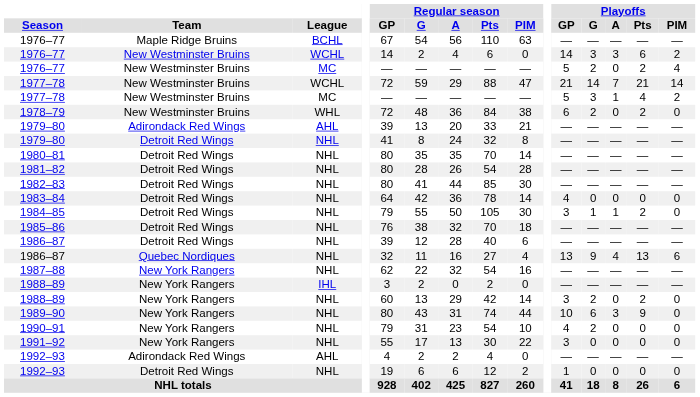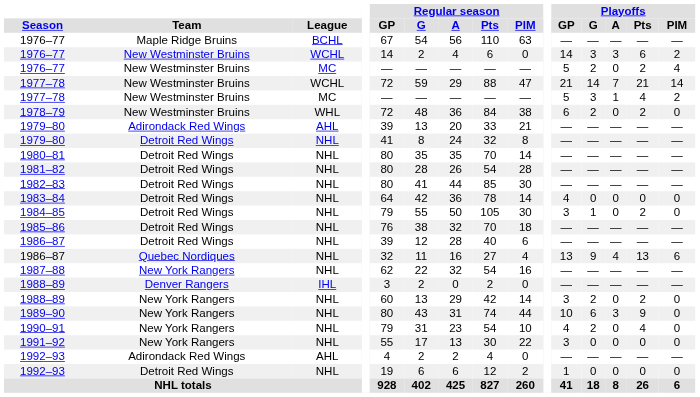(616, 212) 1 -> (616, 212) 0
(187, 284) New York Rangers -> (187, 284) Denver Rangers
(643, 328) 0 -> (643, 328) 4
